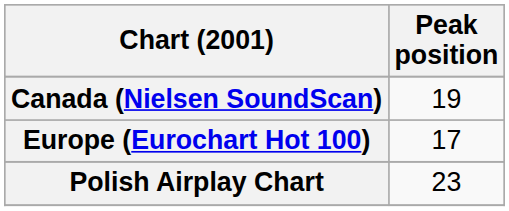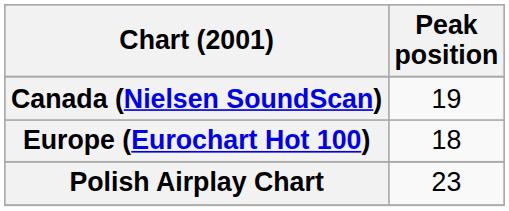(446, 140) 17 -> (446, 140) 18
